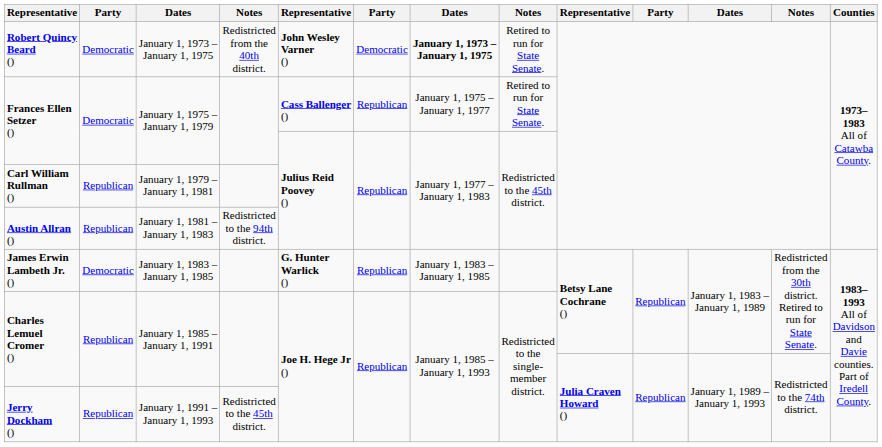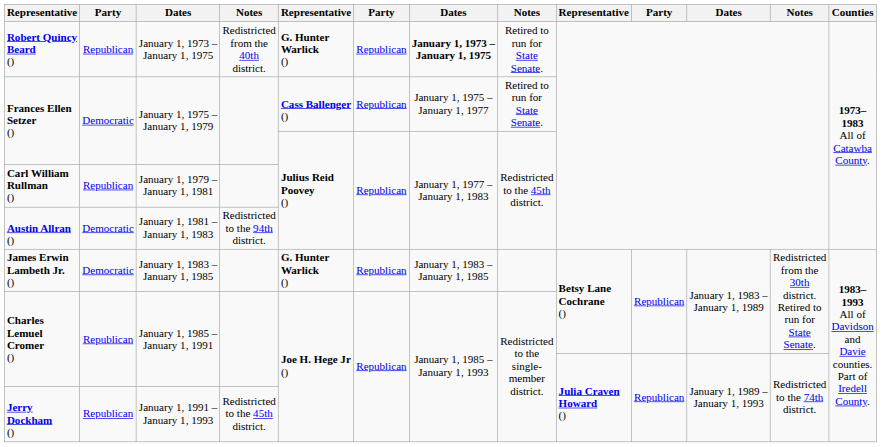(108, 49) Democratic -> (108, 49) Republican
(310, 49) John Wesley Varner () -> (305, 49) G. Hunter Warlick ()
(382, 49) Democratic -> (381, 49) Republican
(108, 228) Republican -> (108, 228) Democratic
